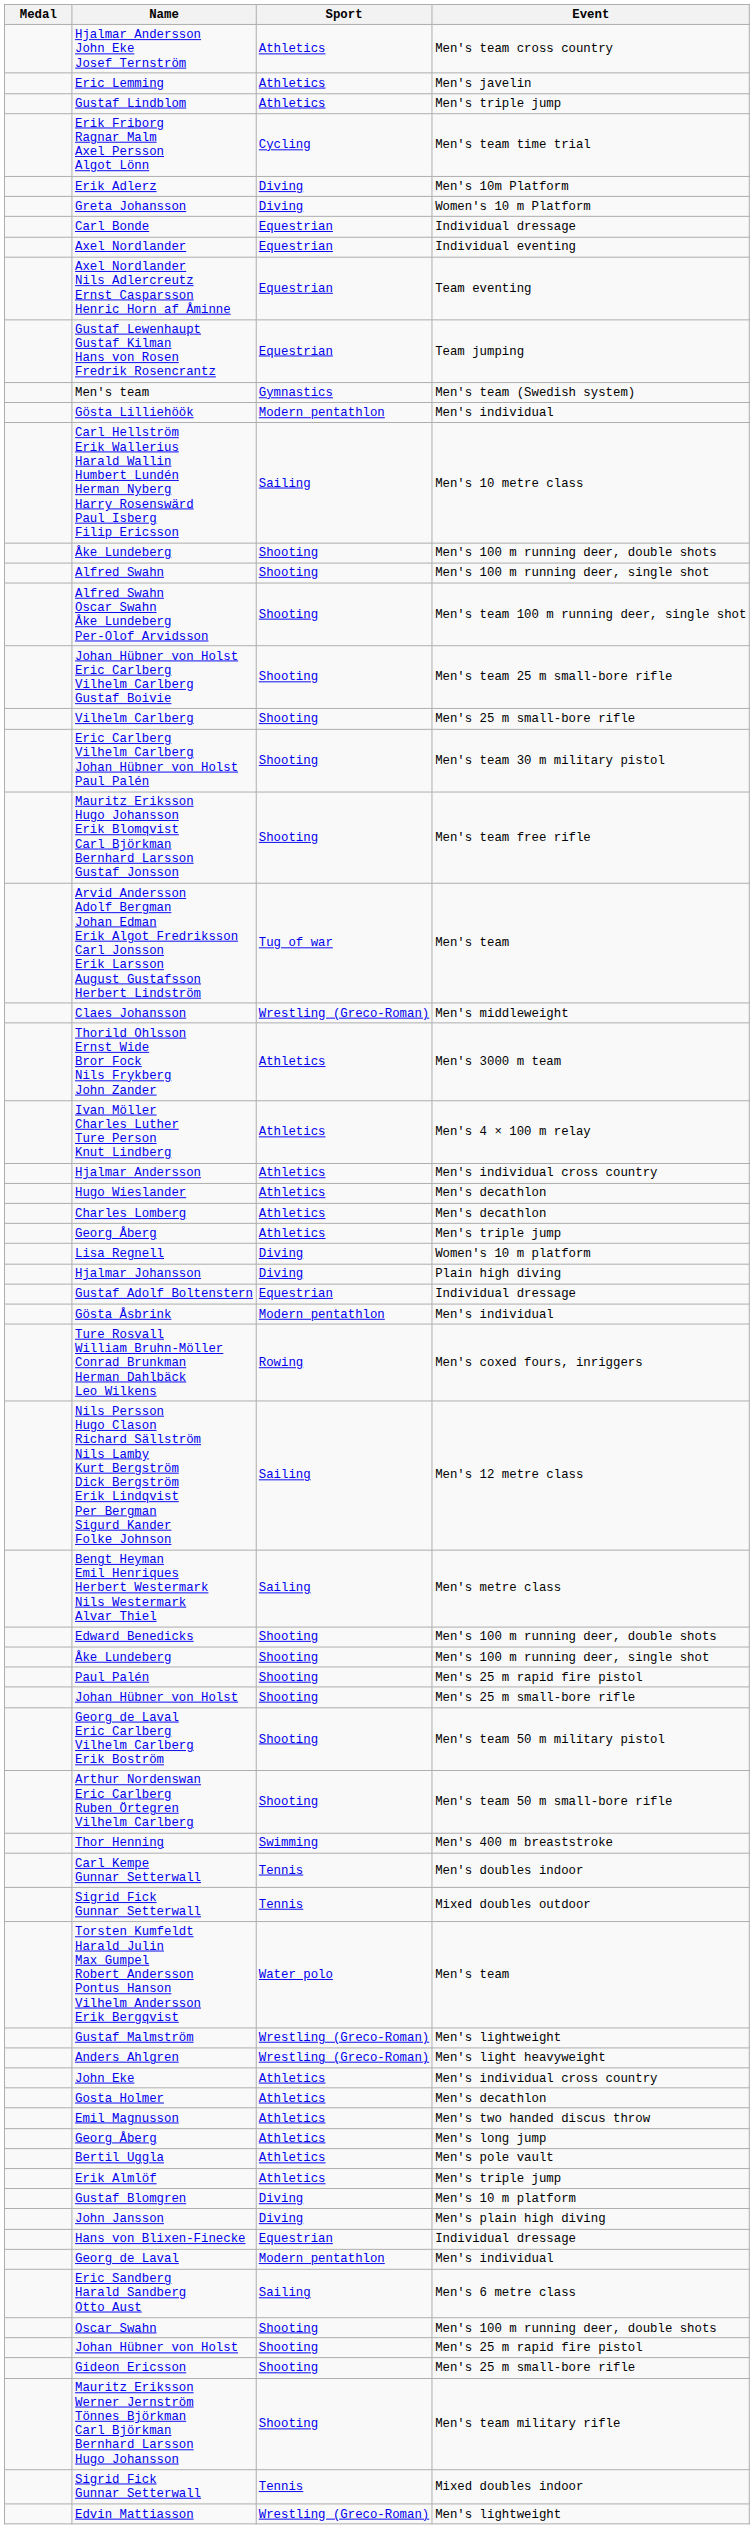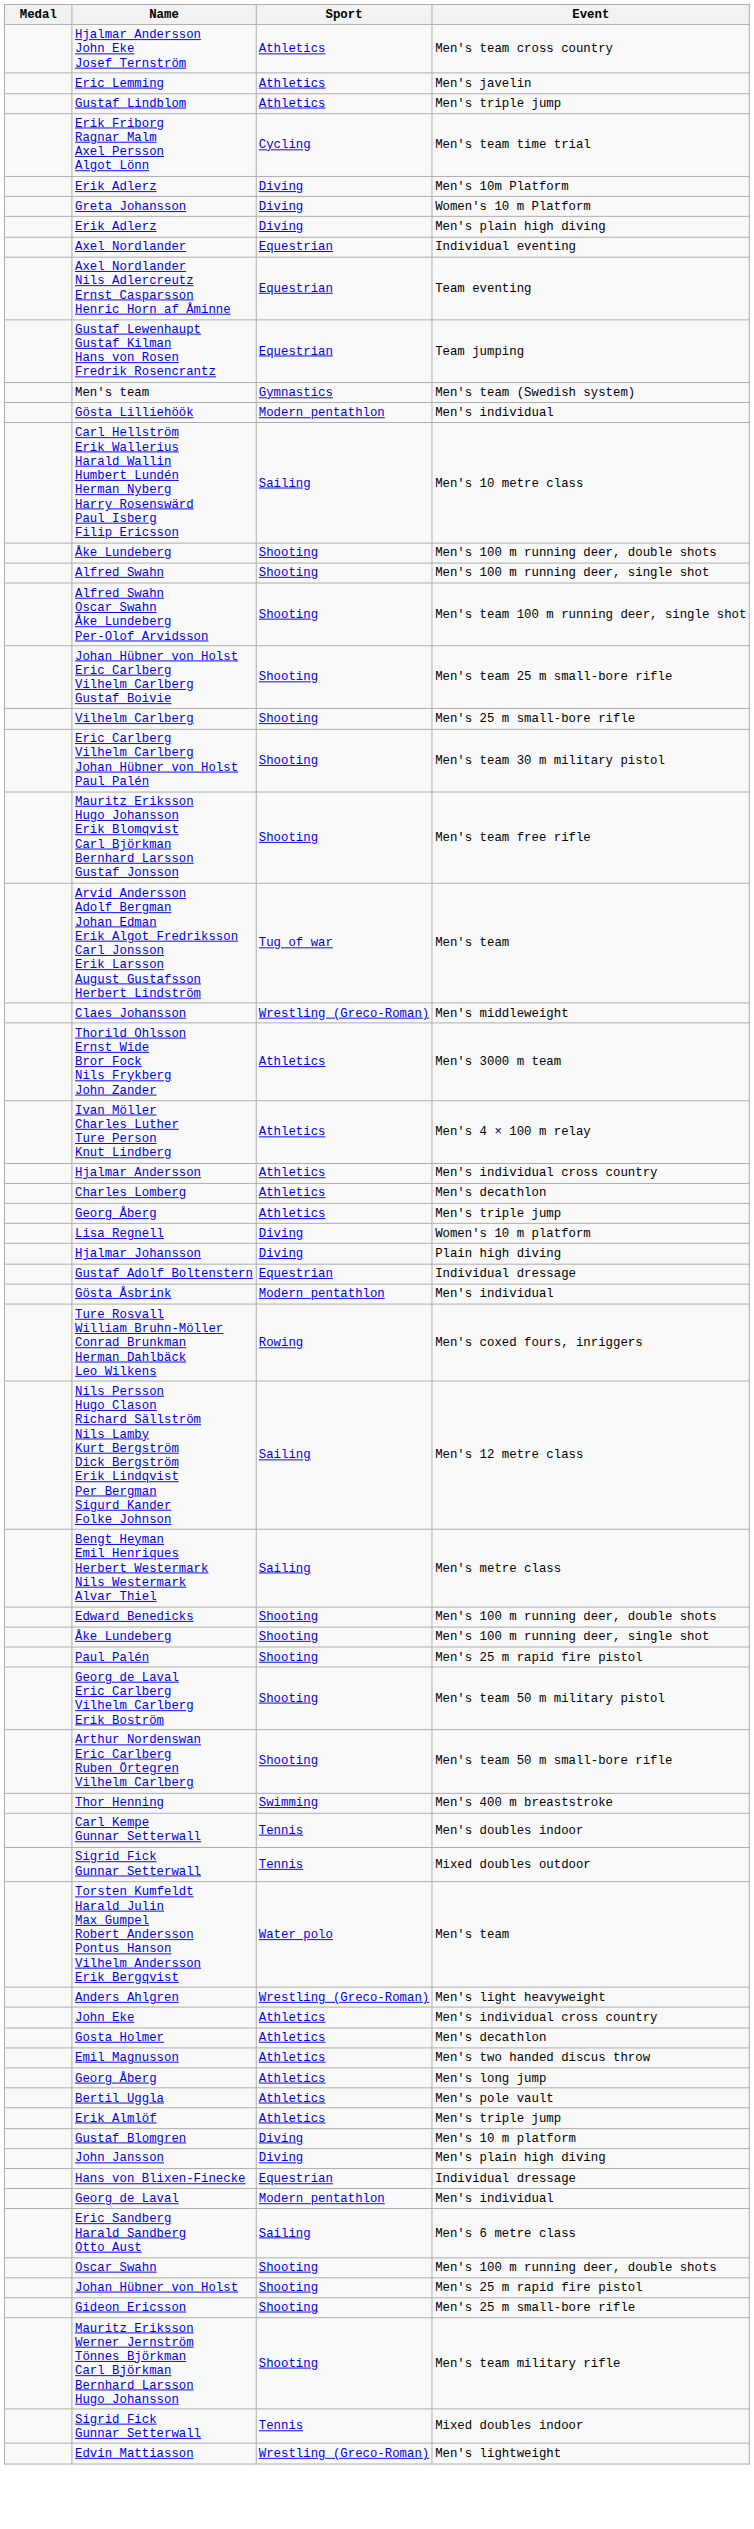+ row: (116, 227)
- row: (112, 227)
- row: (131, 1193)
- row: (157, 1697)
- row: (134, 2038)
